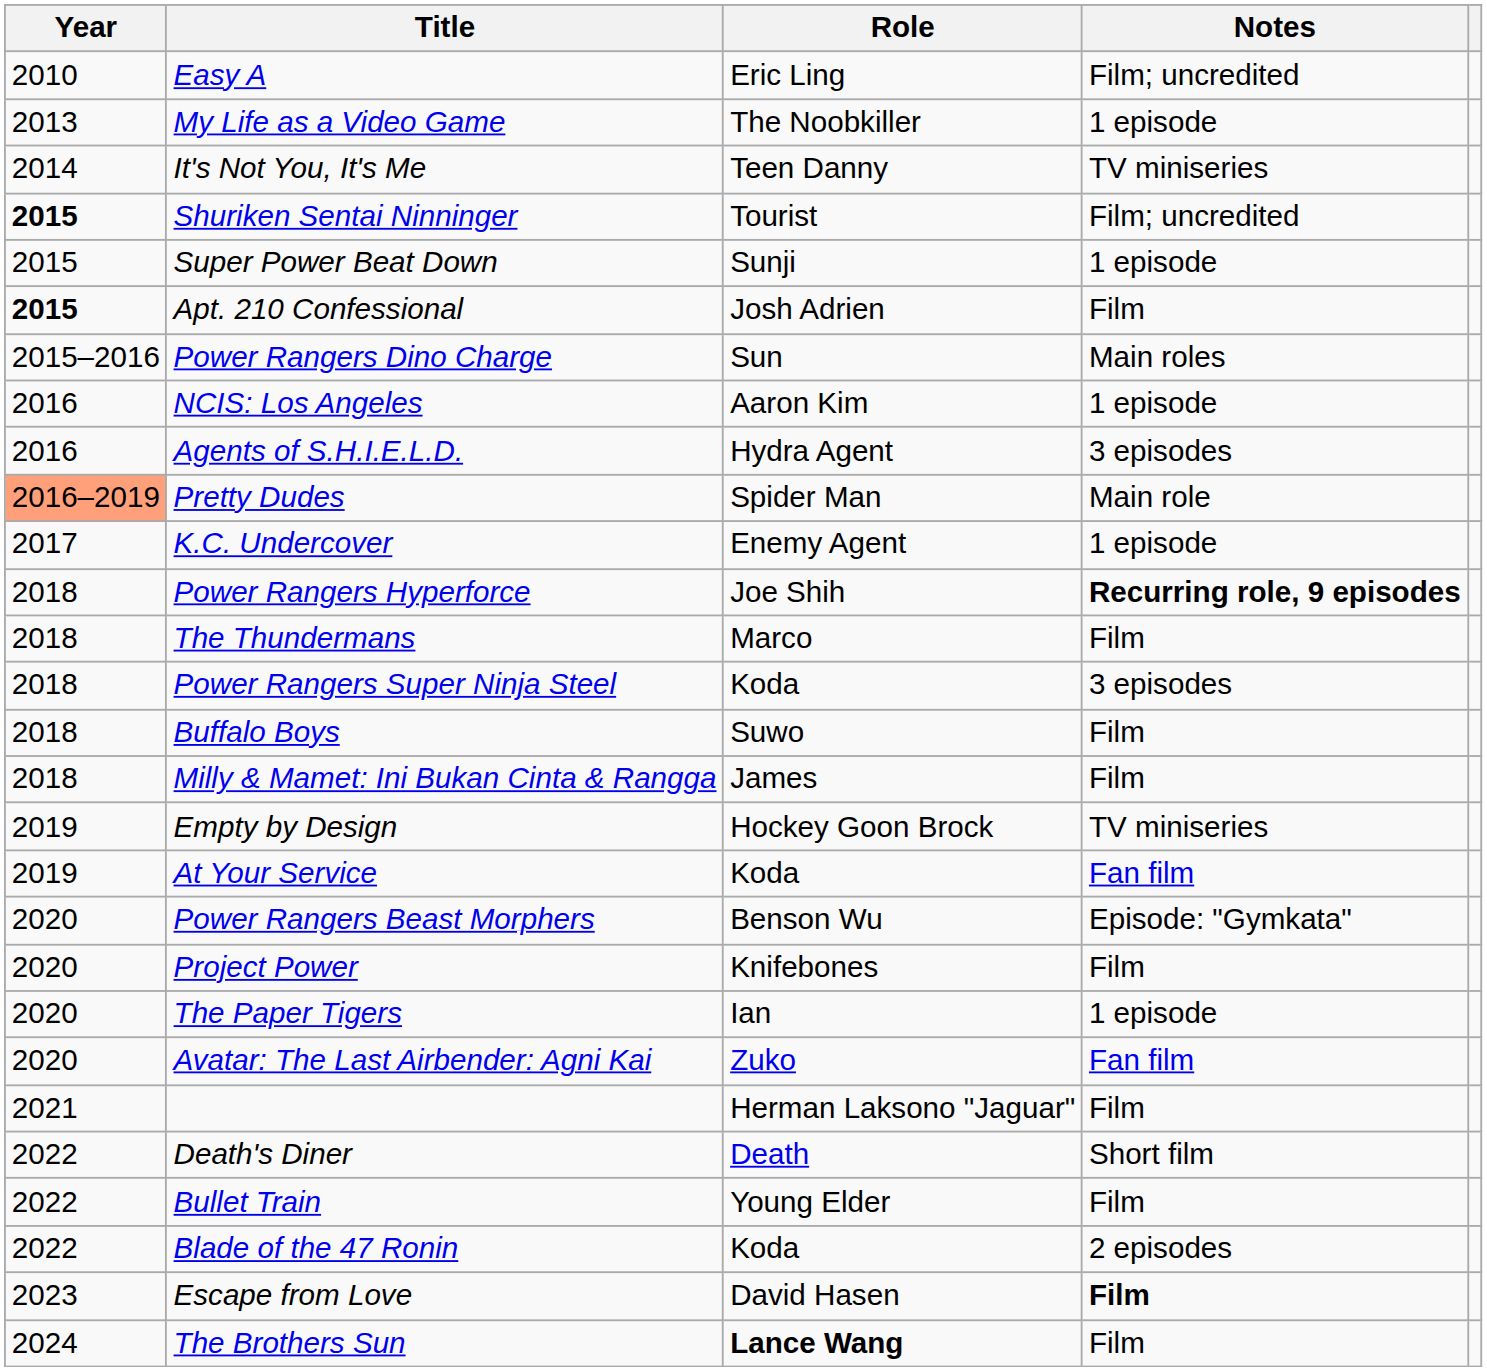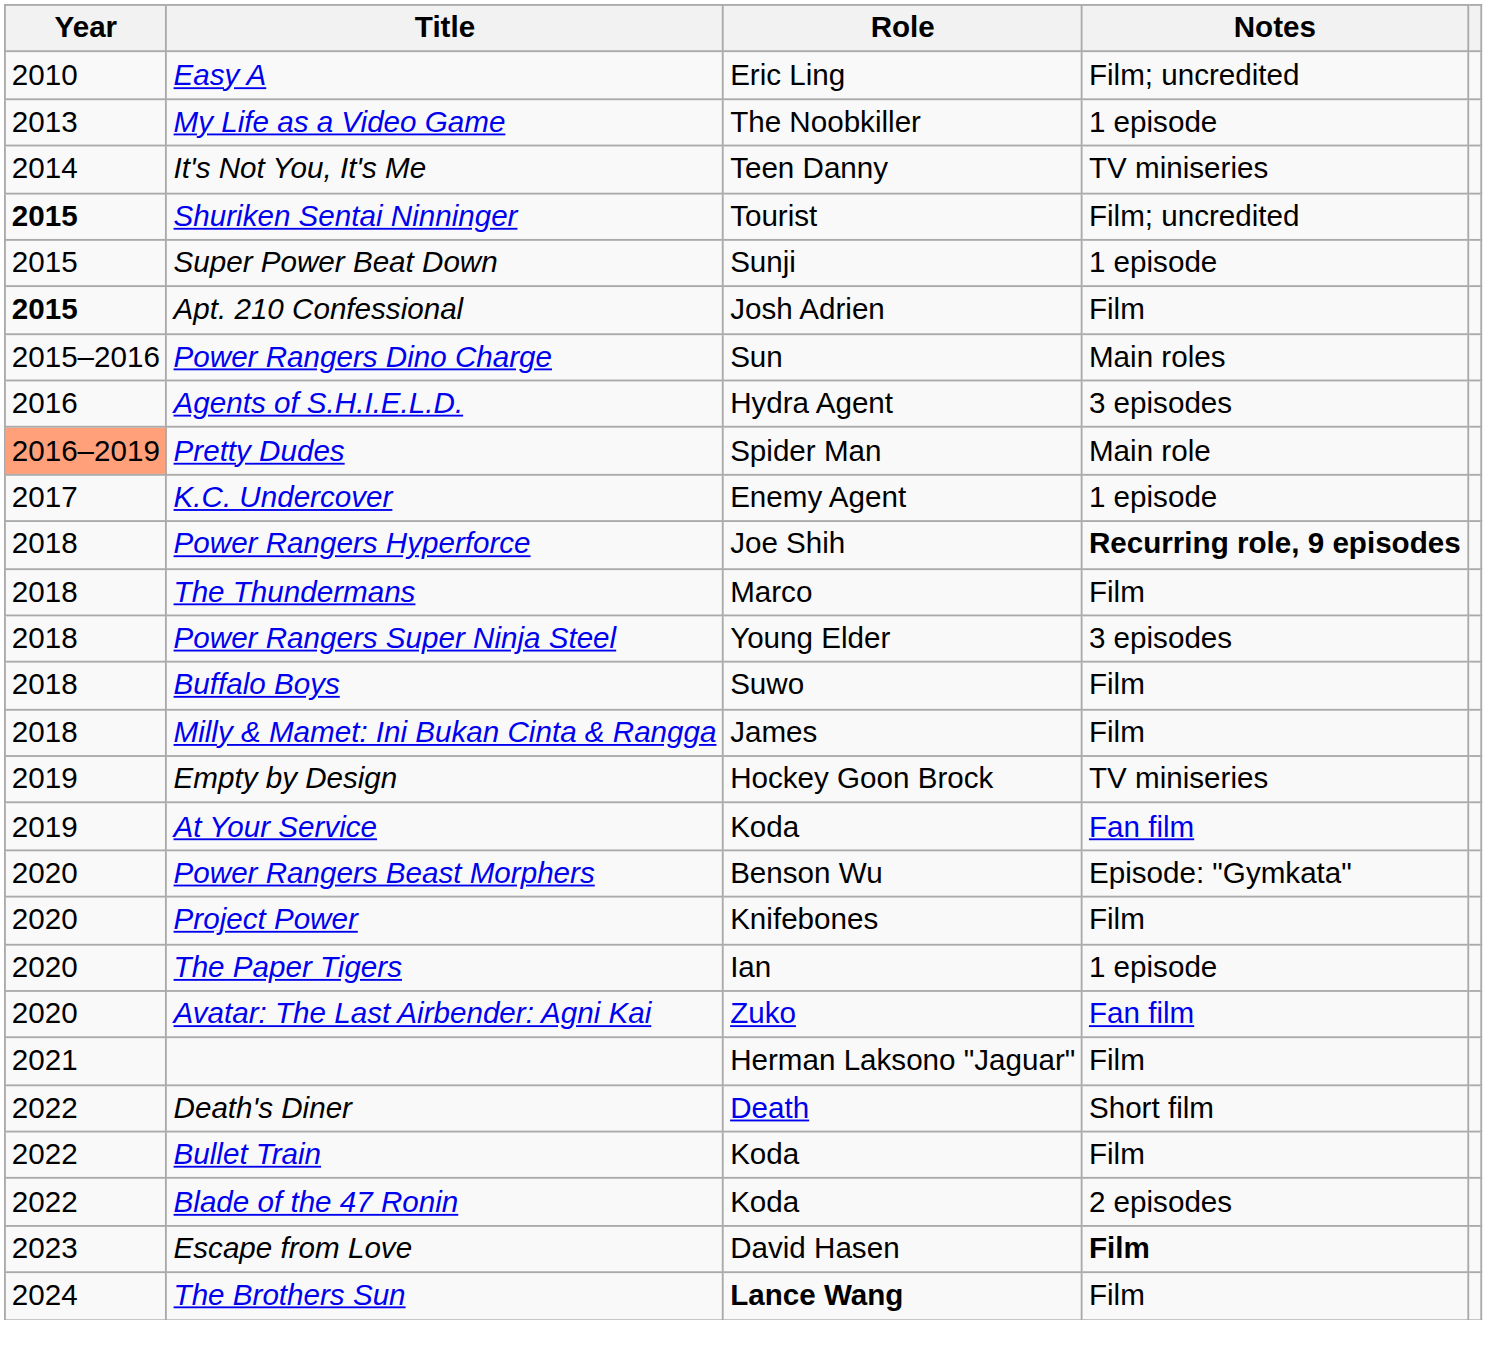- row: (298, 403)
(765, 685) Koda -> (810, 638) Young Elder
(810, 1201) Young Elder -> (765, 1154) Koda
